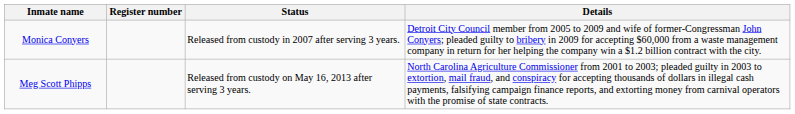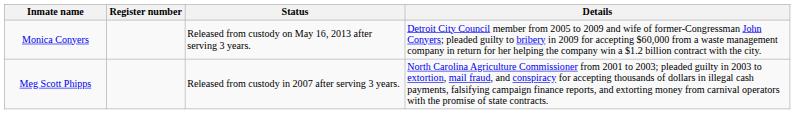(294, 39) Released from custody in 2007 after serving 3 years. -> (280, 39) Released from custody on May 16, 2013 after serving 3 years.
(280, 84) Released from custody on May 16, 2013 after serving 3 years. -> (294, 84) Released from custody in 2007 after serving 3 years.
